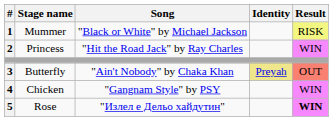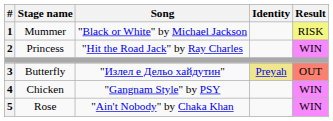(162, 71) "Ain't Nobody" by Chaka Khan -> (162, 71) "Излел е Дельо хайдутин"
(162, 107) "Излел е Дельо хайдутин" -> (162, 107) "Ain't Nobody" by Chaka Khan
(311, 107) bold -> (311, 107) normal
